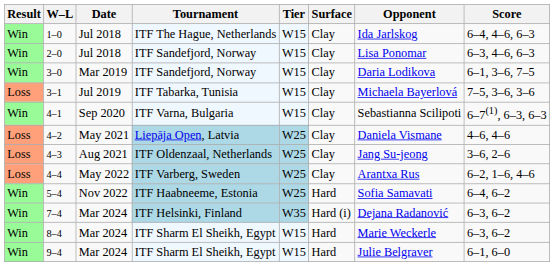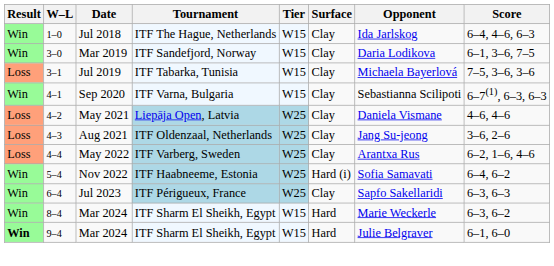- row: (54, 54)
(324, 193) Hard -> (331, 173) Hard (i)
+ row: (54, 194)
- row: (54, 213)
(18, 252) normal -> (18, 232) bold
